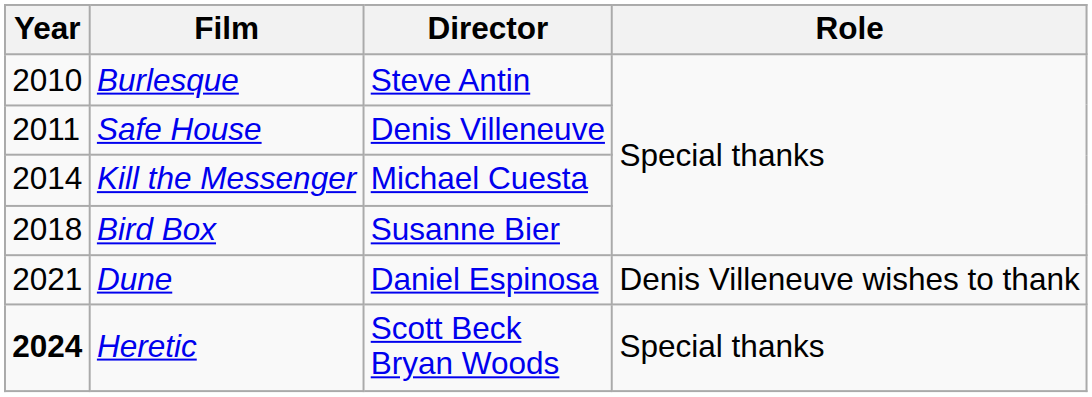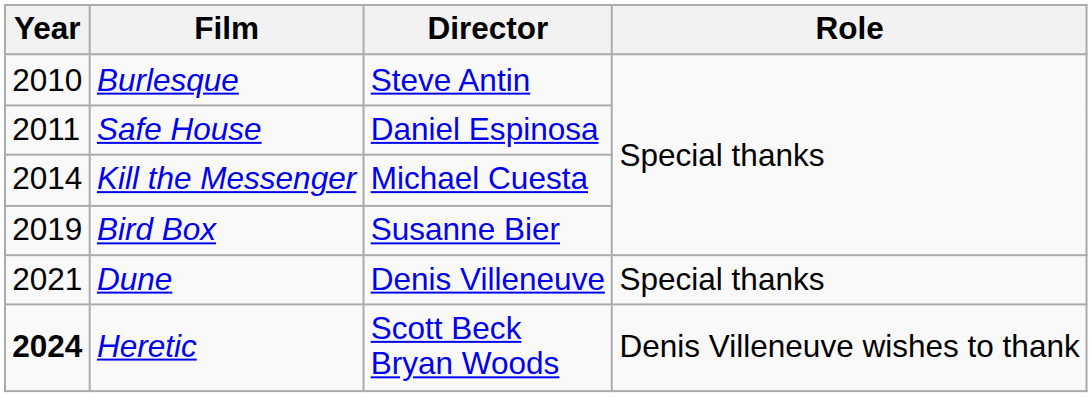(488, 129) Denis Villeneuve -> (485, 129) Daniel Espinosa
(47, 229) 2018 -> (47, 229) 2019
(485, 279) Daniel Espinosa -> (488, 279) Denis Villeneuve
(850, 279) Denis Villeneuve wishes to thank -> (722, 279) Special thanks
(722, 347) Special thanks -> (850, 347) Denis Villeneuve wishes to thank
